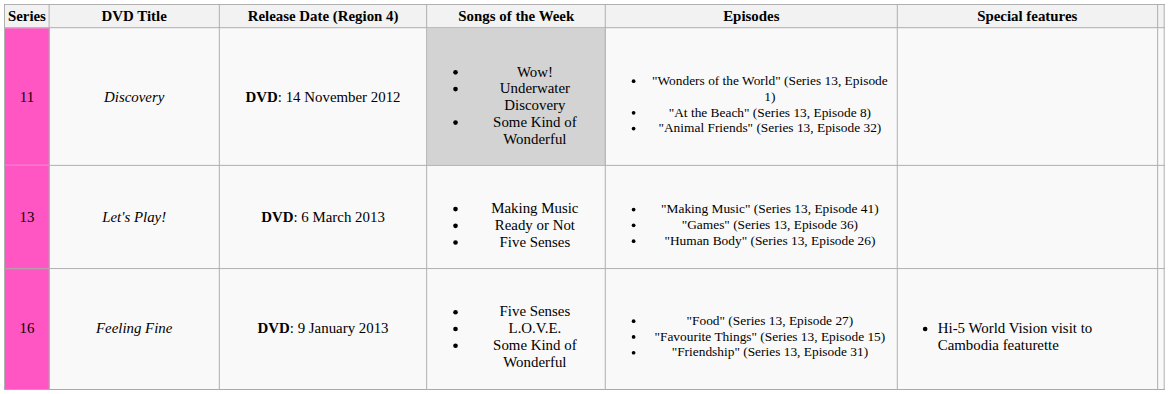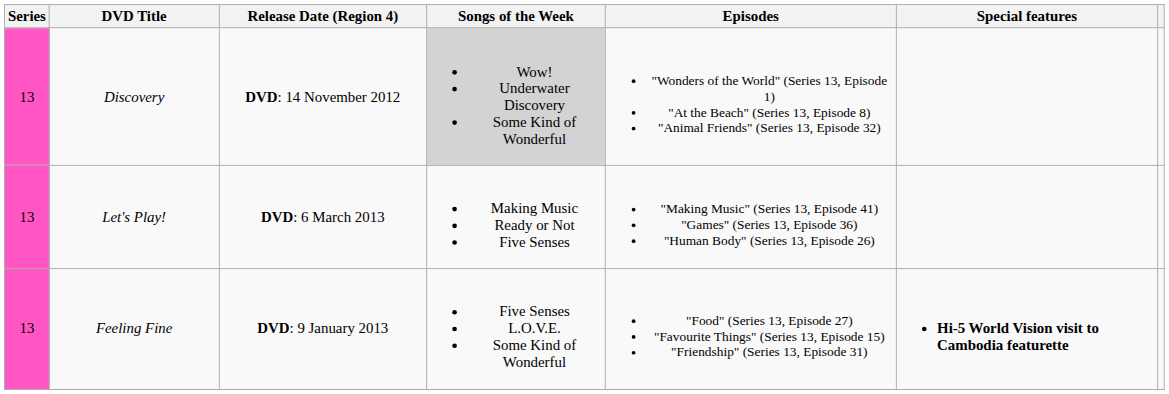(27, 96) 11 -> (27, 96) 13
(27, 328) 16 -> (27, 328) 13
(1027, 337) normal -> (1027, 337) bold
